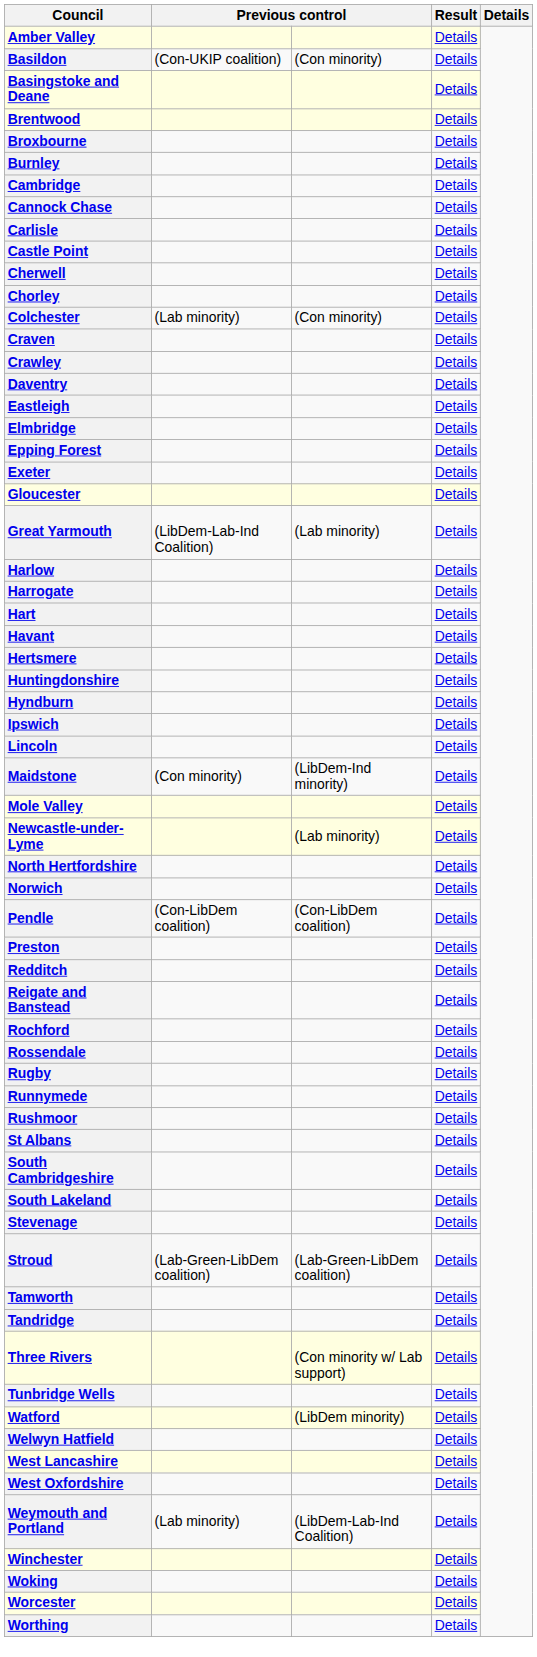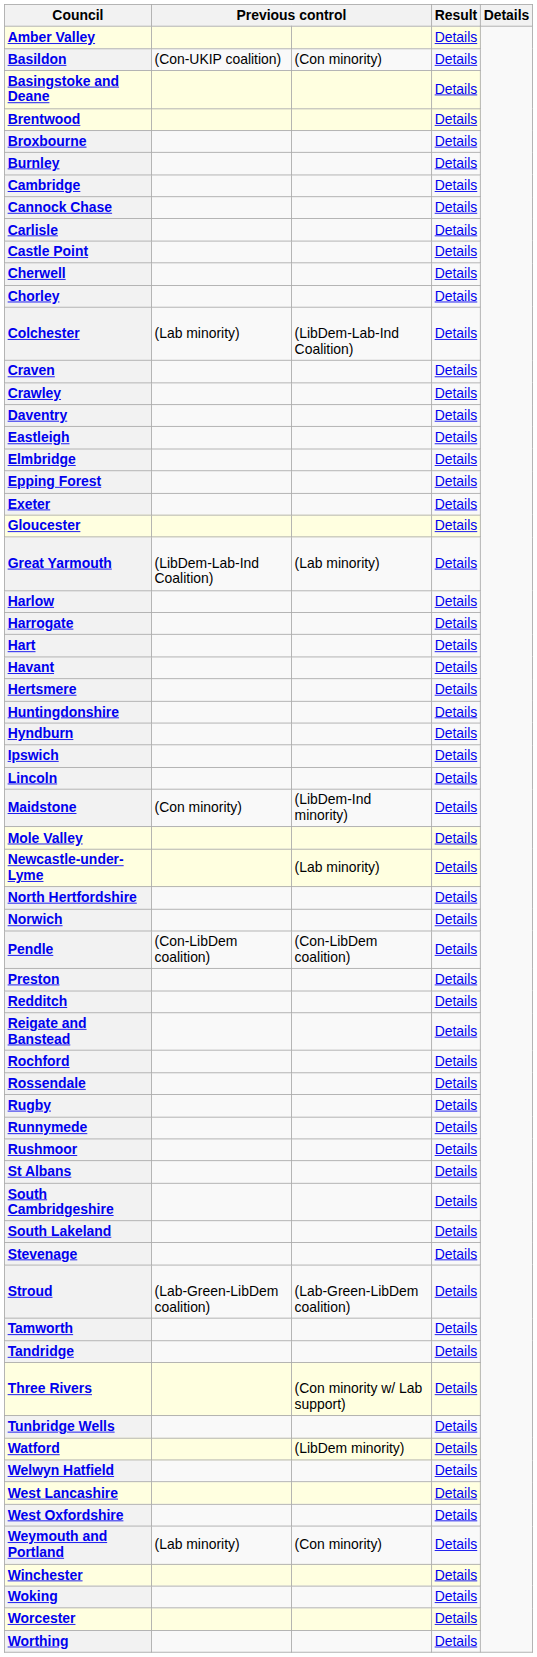(338, 318) (Con minority) -> (347, 341) (LibDem-Lab-Ind Coalition)
(347, 1529) (LibDem-Lab-Ind Coalition) -> (338, 1545) (Con minority)
